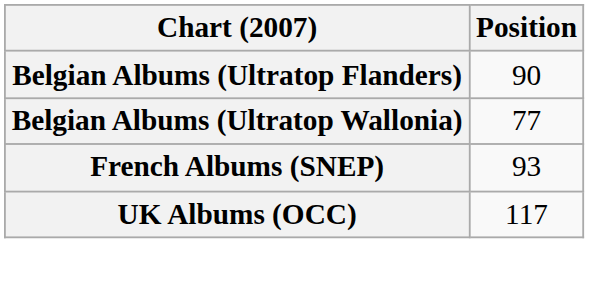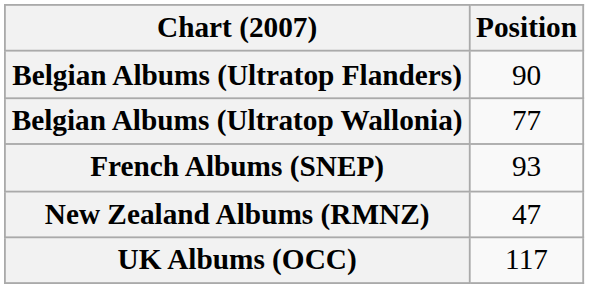+ row: (237, 213)
